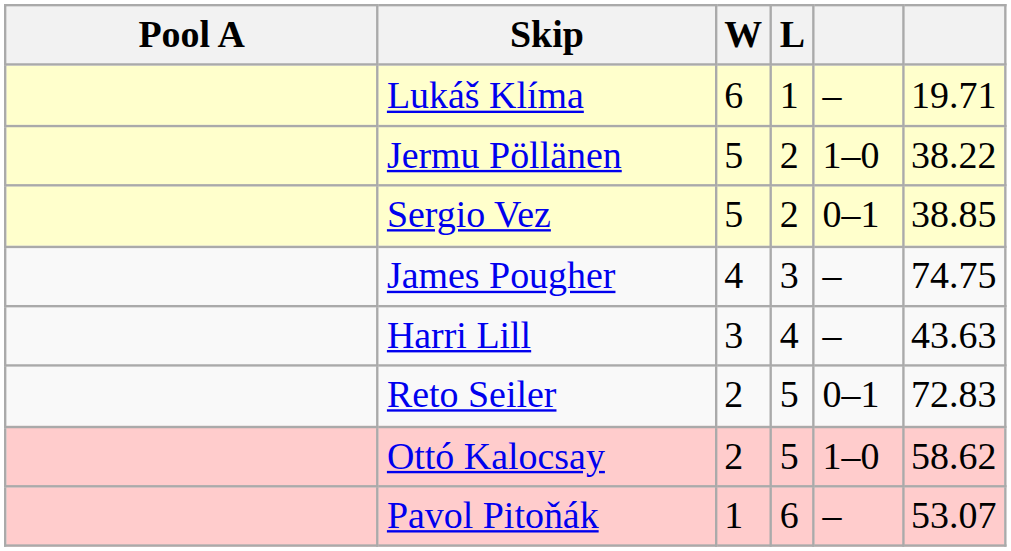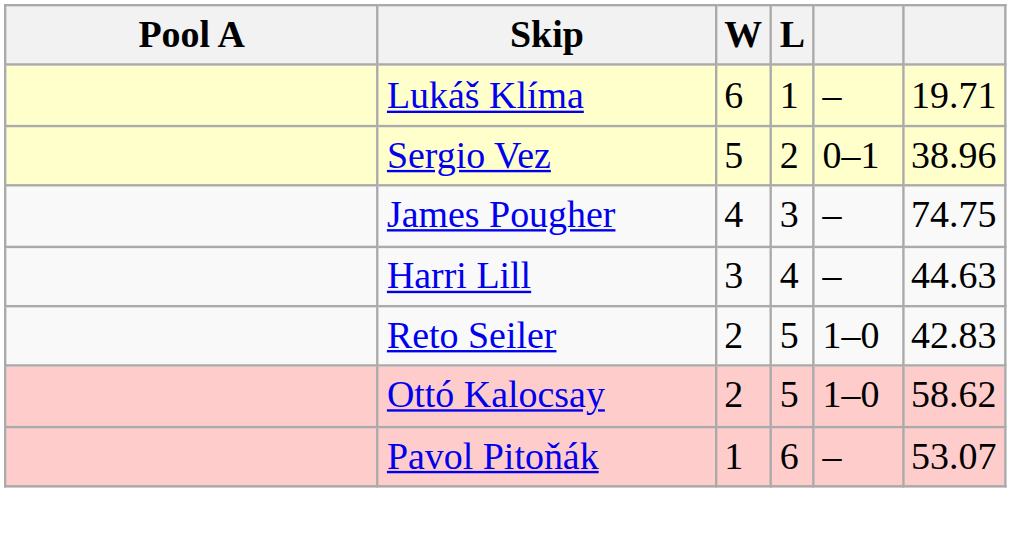- row: (504, 154)
(954, 214) 38.85 -> (954, 154) 38.96
(954, 335) 43.63 -> (954, 275) 44.63
(851, 395) 0–1 -> (851, 335) 1–0
(954, 395) 72.83 -> (954, 335) 42.83
